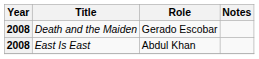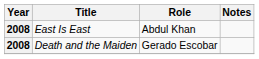rows swapped: (62, 45) <-> (86, 29)
